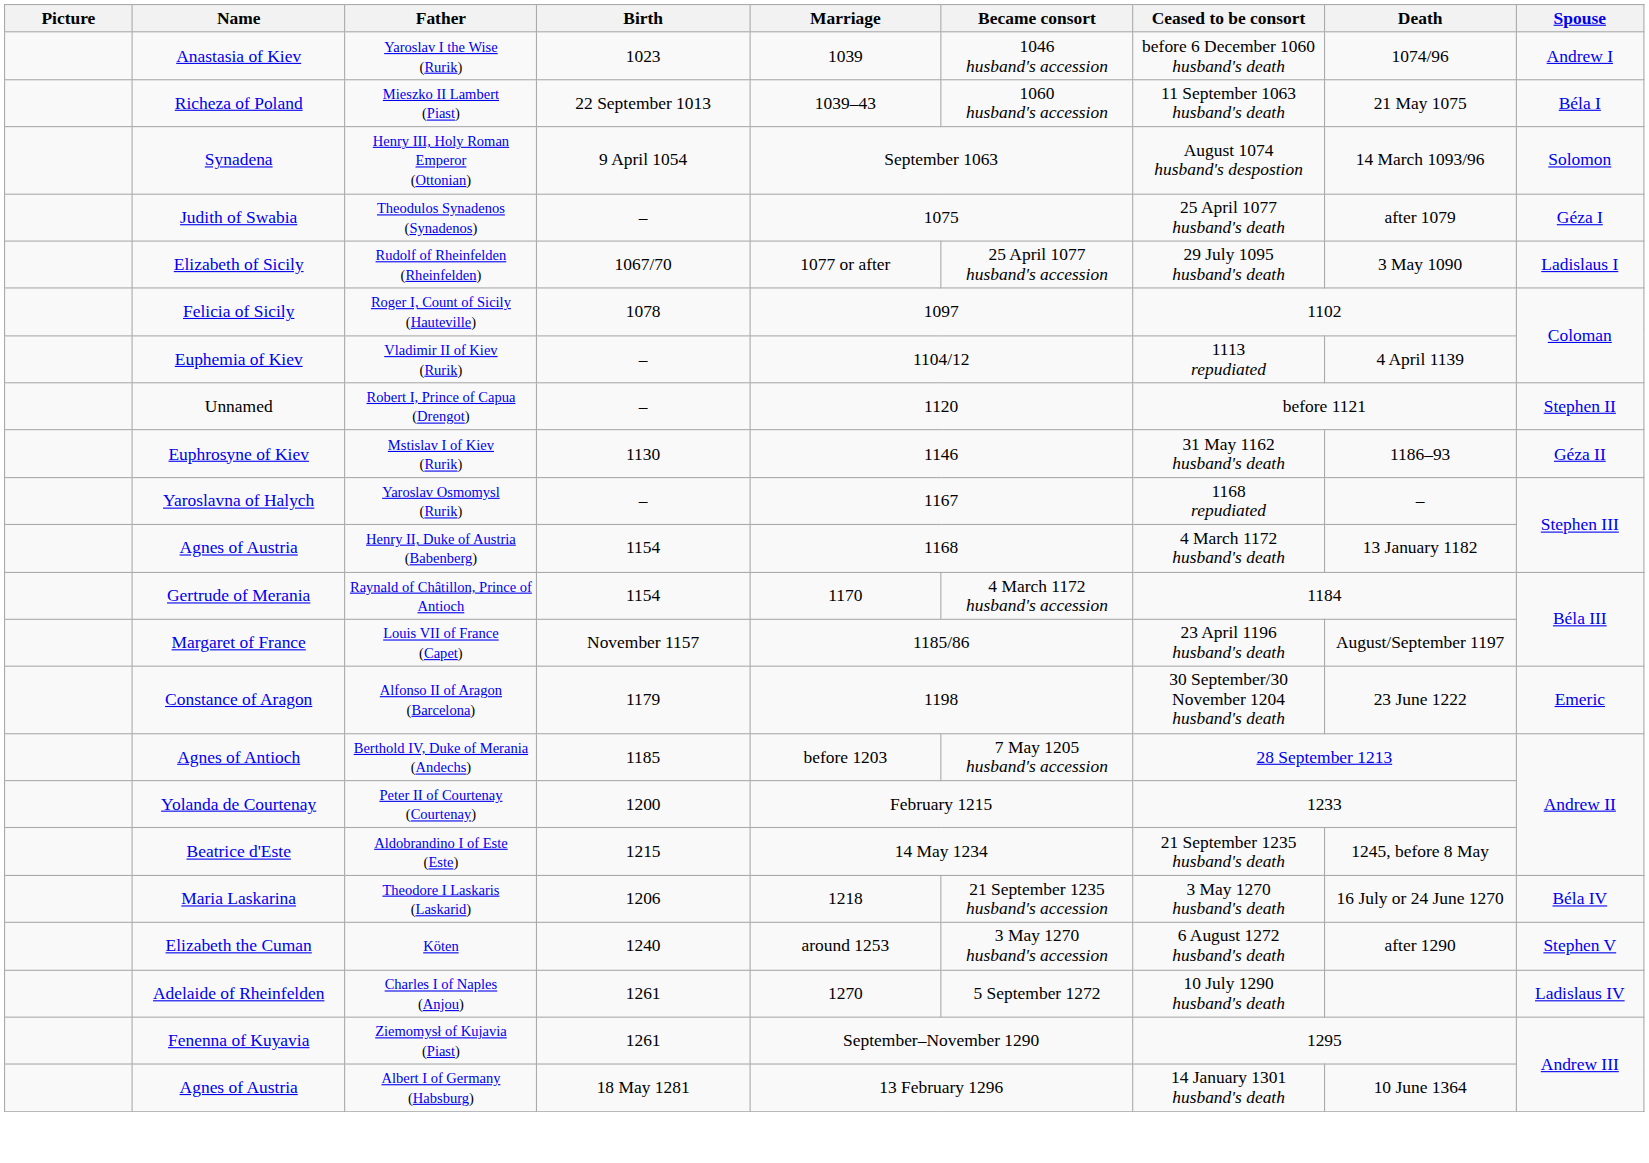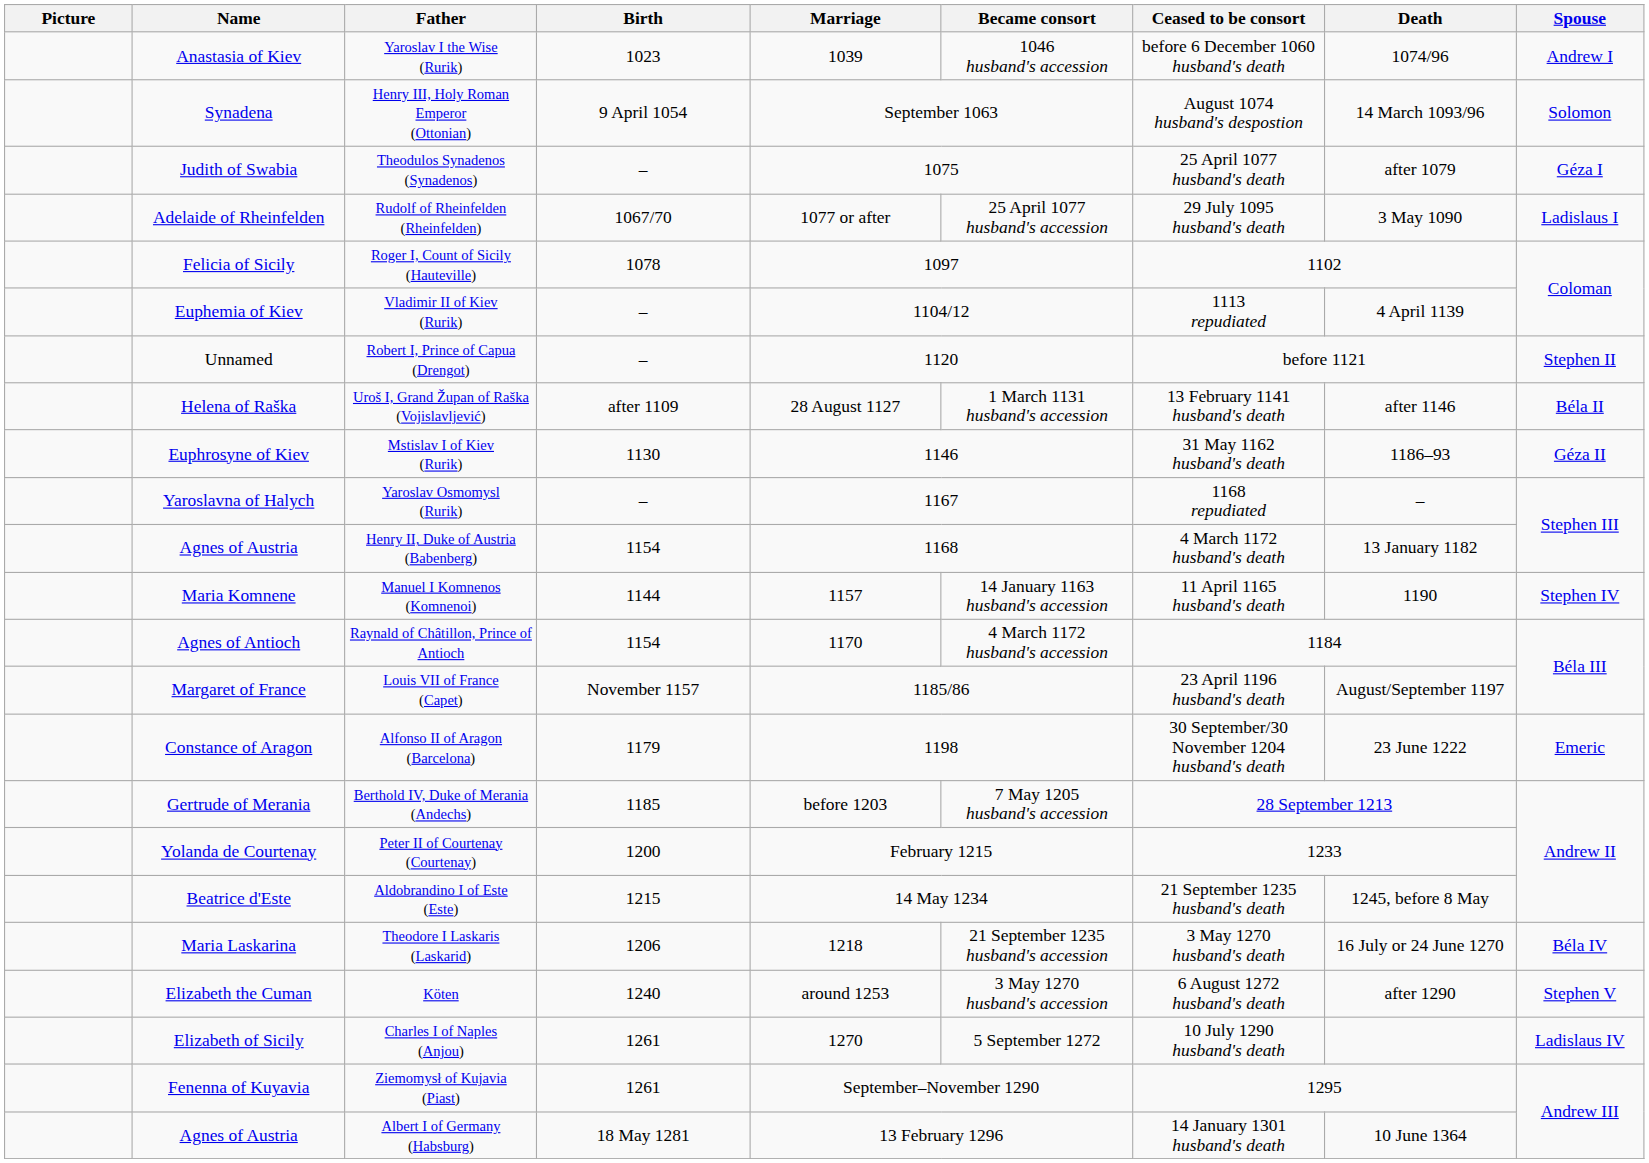- row: (441, 104)
(239, 264) Elizabeth of Sicily -> (239, 217) Adelaide of Rheinfelden
+ row: (441, 407)
+ row: (441, 596)
(239, 595) Gertrude of Merania -> (239, 642) Agnes of Antioch
(239, 756) Agnes of Antioch -> (239, 804) Gertrude of Merania
(239, 993) Adelaide of Rheinfelden -> (239, 1040) Elizabeth of Sicily
